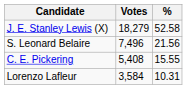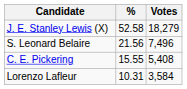columns swapped: (134, 12) <-> (167, 12)
